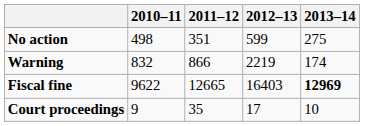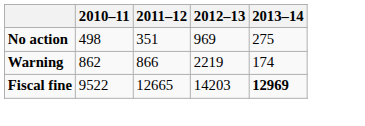(257, 39) 599 -> (205, 39) 969
(142, 62) 832 -> (90, 62) 862
(146, 86) 9622 -> (94, 86) 9522
(264, 86) 16403 -> (212, 86) 14203
- row: (66, 109)
